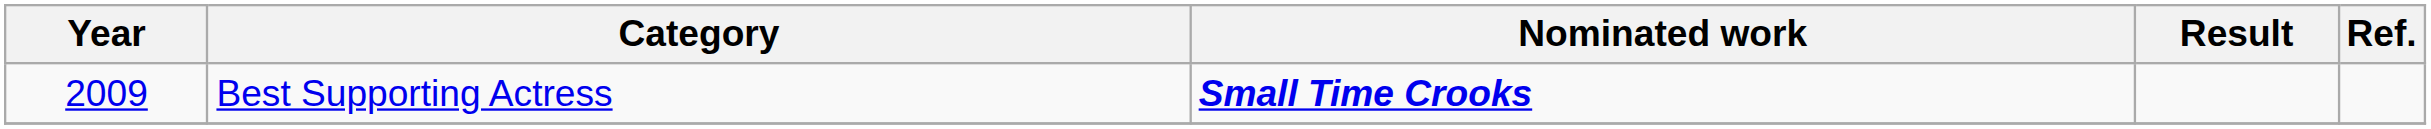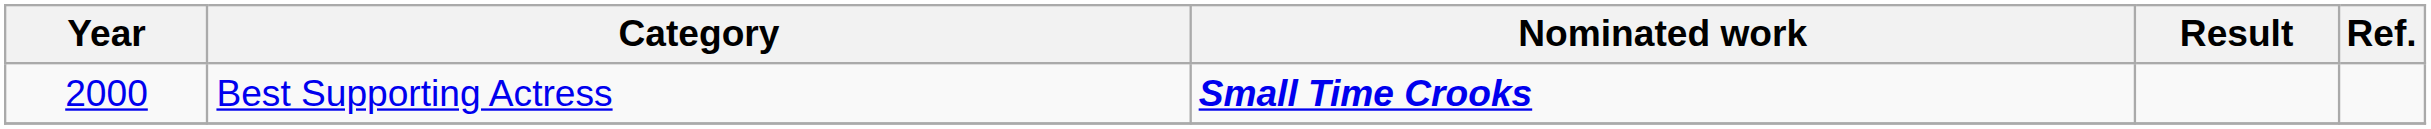(107, 92) 2009 -> (107, 92) 2000
